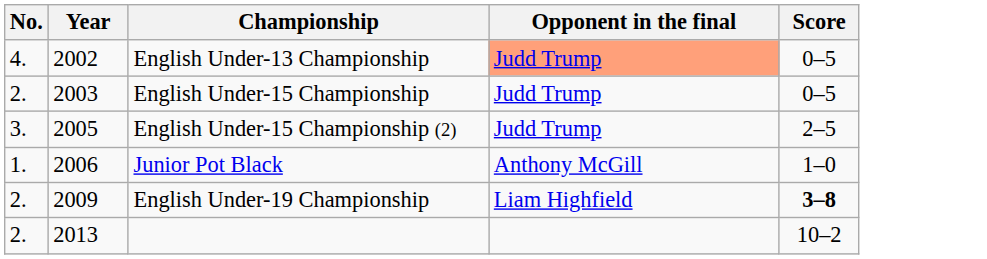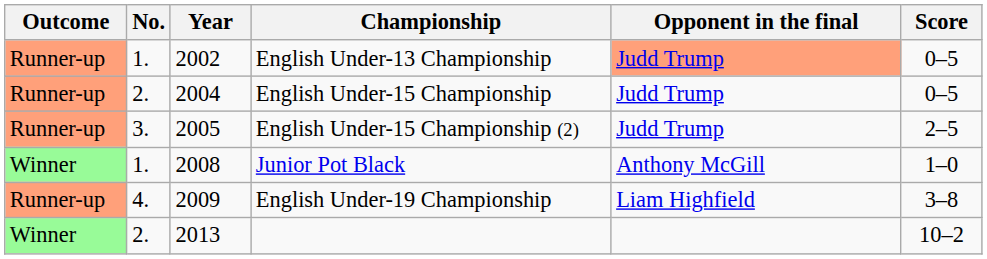+ column: (66, 22)
(18, 57) 4. -> (141, 57) 1.
(76, 93) 2003 -> (198, 93) 2004
(76, 164) 2006 -> (198, 164) 2008
(18, 199) 2. -> (141, 199) 4.
(819, 199) bold -> (941, 199) normal
